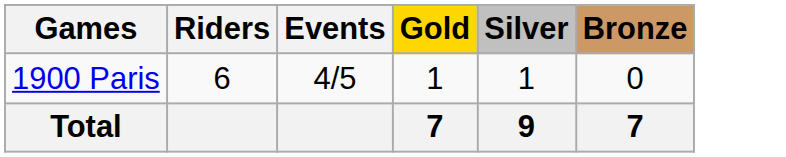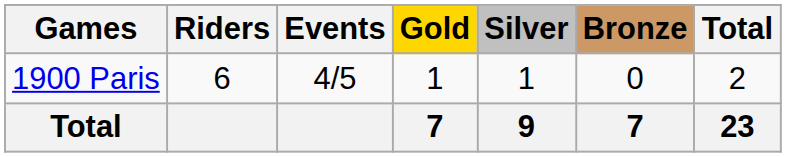+ column: (737, 28)
